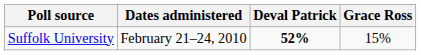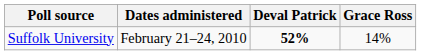(378, 38) 15% -> (378, 38) 14%
